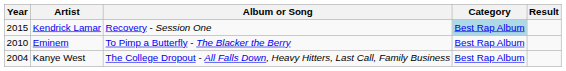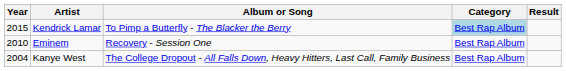(159, 27) Recovery - Session One -> (198, 27) To Pimp a Butterfly - The Blacker the Berry
(198, 43) To Pimp a Butterfly - The Blacker the Berry -> (159, 43) Recovery - Session One
